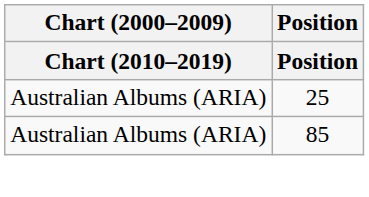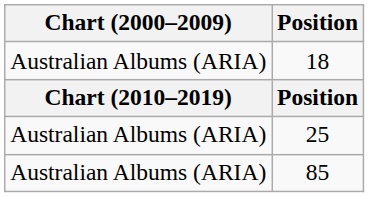+ row: (318, 60)
